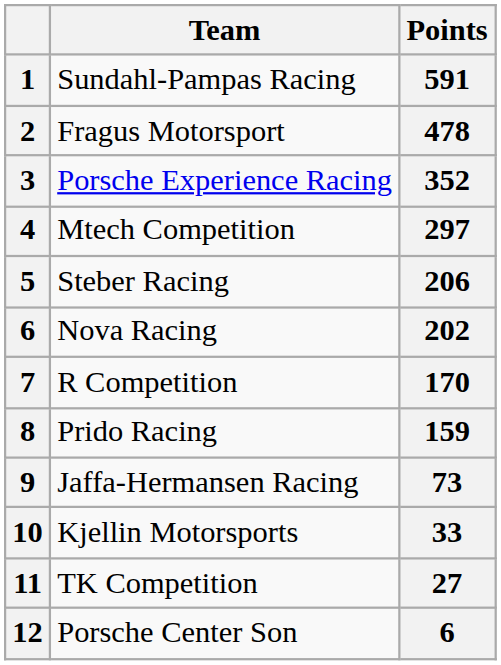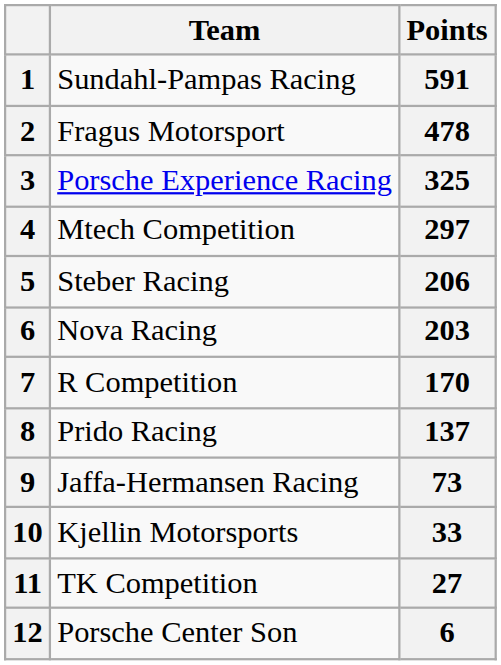(447, 180) 352 -> (447, 180) 325
(447, 330) 202 -> (447, 330) 203
(447, 431) 159 -> (447, 431) 137
